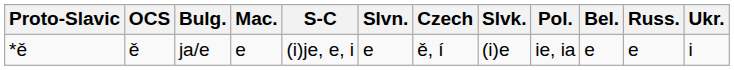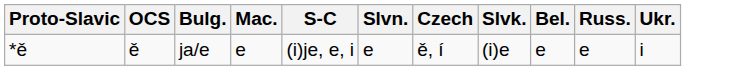- column: (555, 19)
